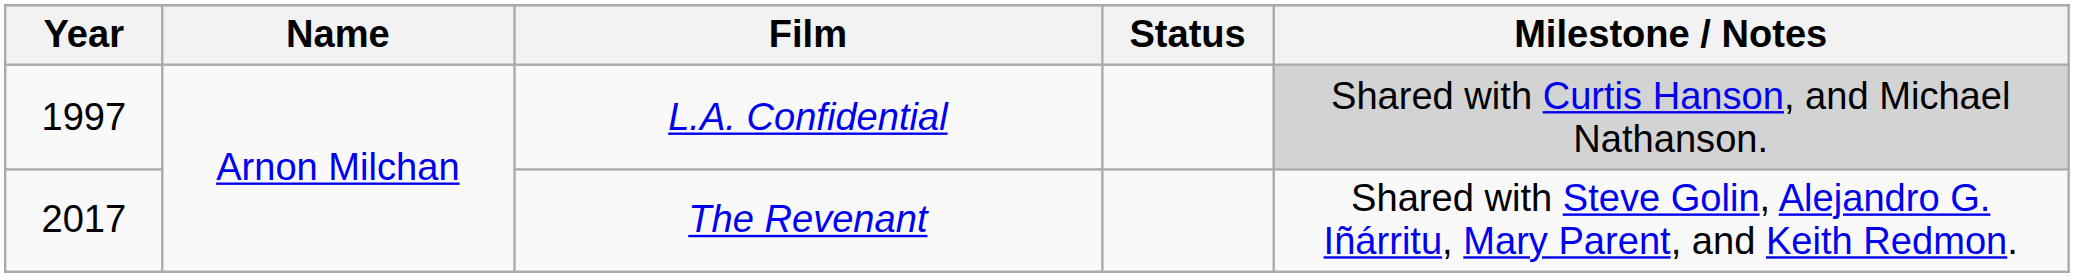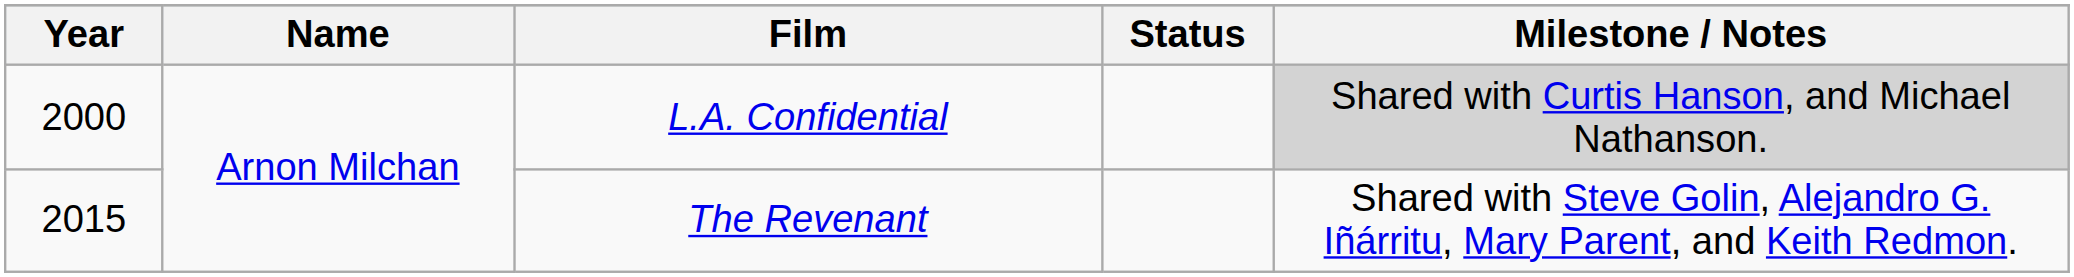(84, 116) 1997 -> (84, 116) 2000
(84, 219) 2017 -> (84, 219) 2015
